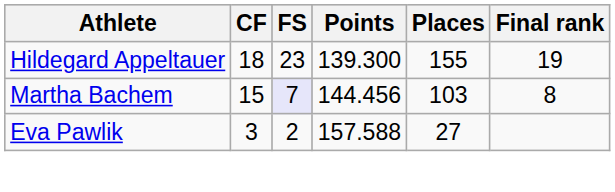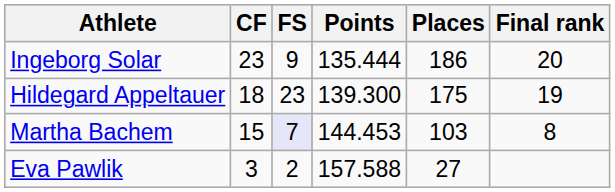+ row: (86, 60)
(448, 60) 155 -> (448, 96) 175
(359, 96) 144.456 -> (359, 133) 144.453
